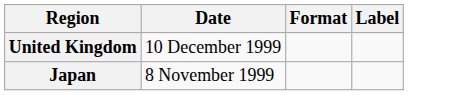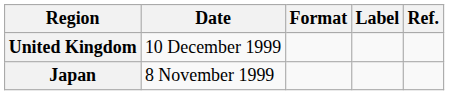+ column: (423, 18)
